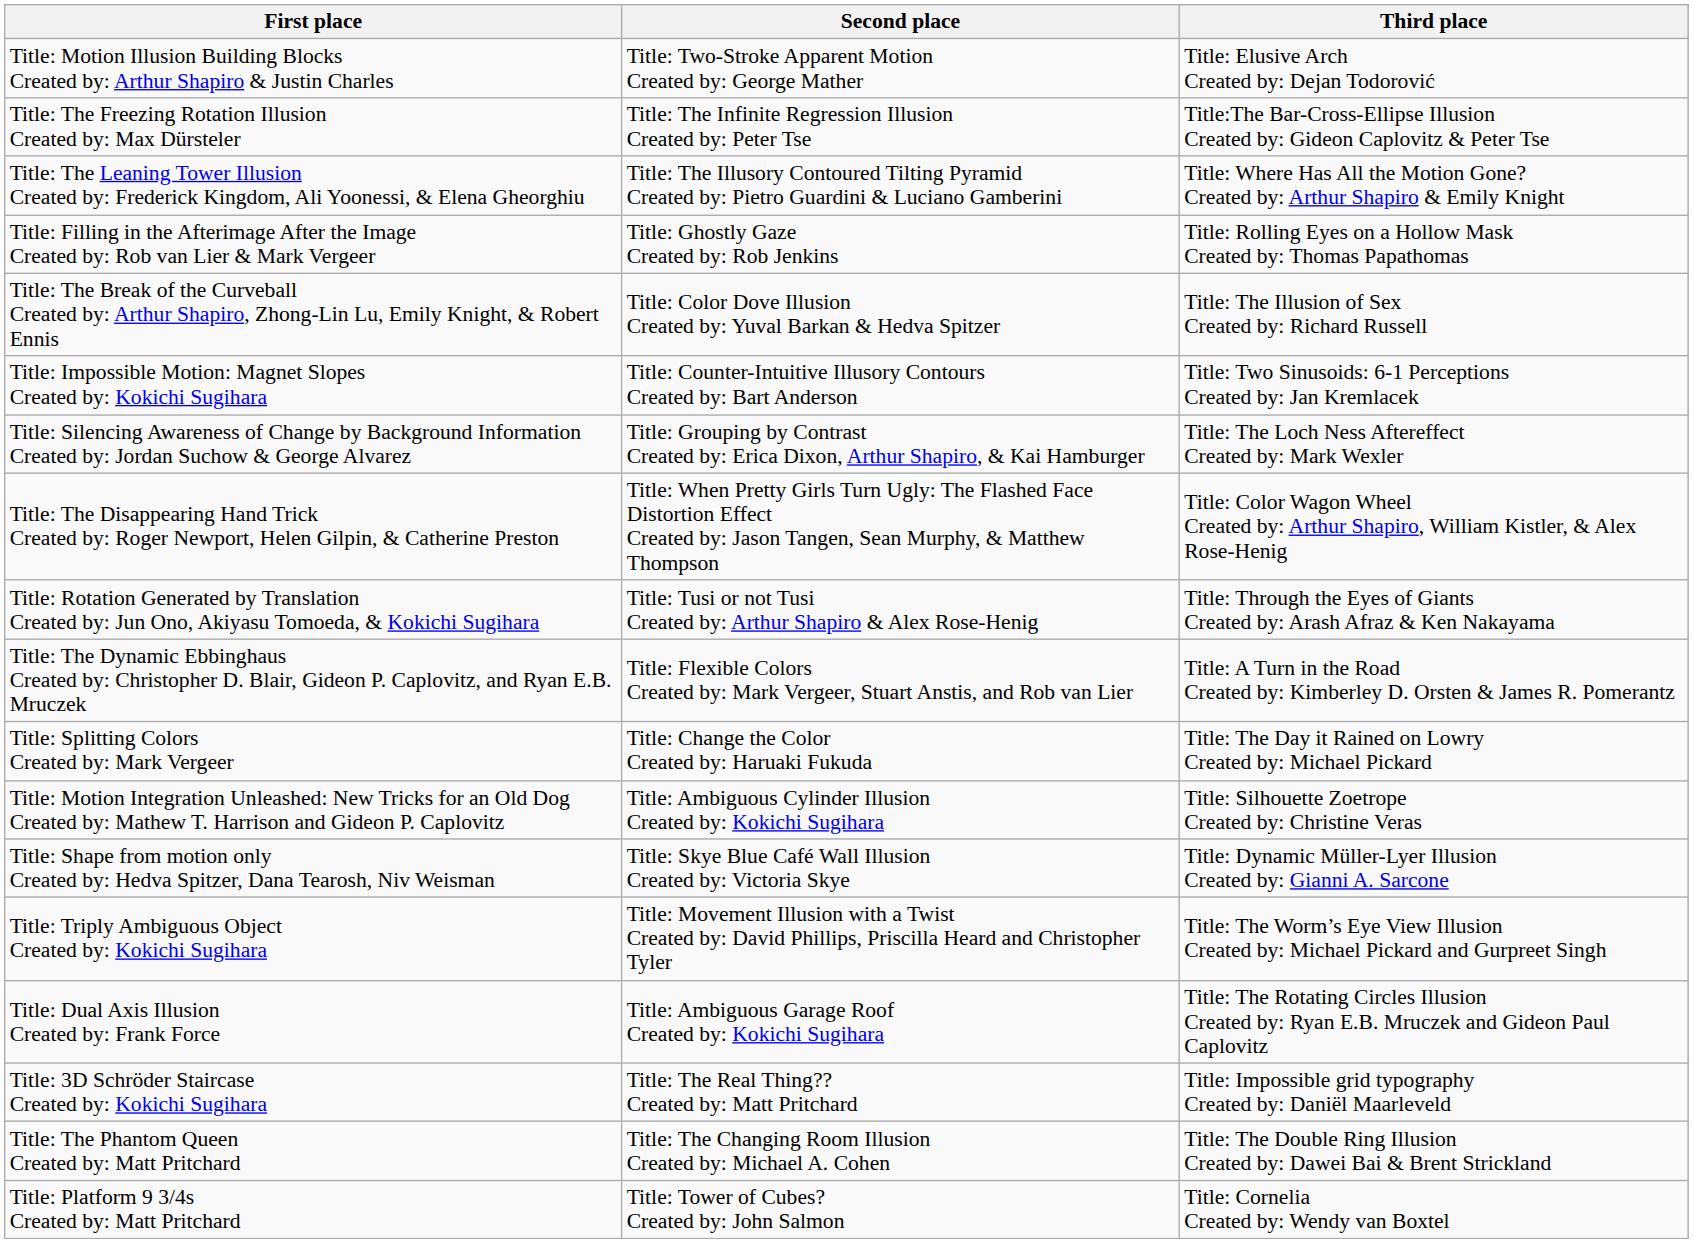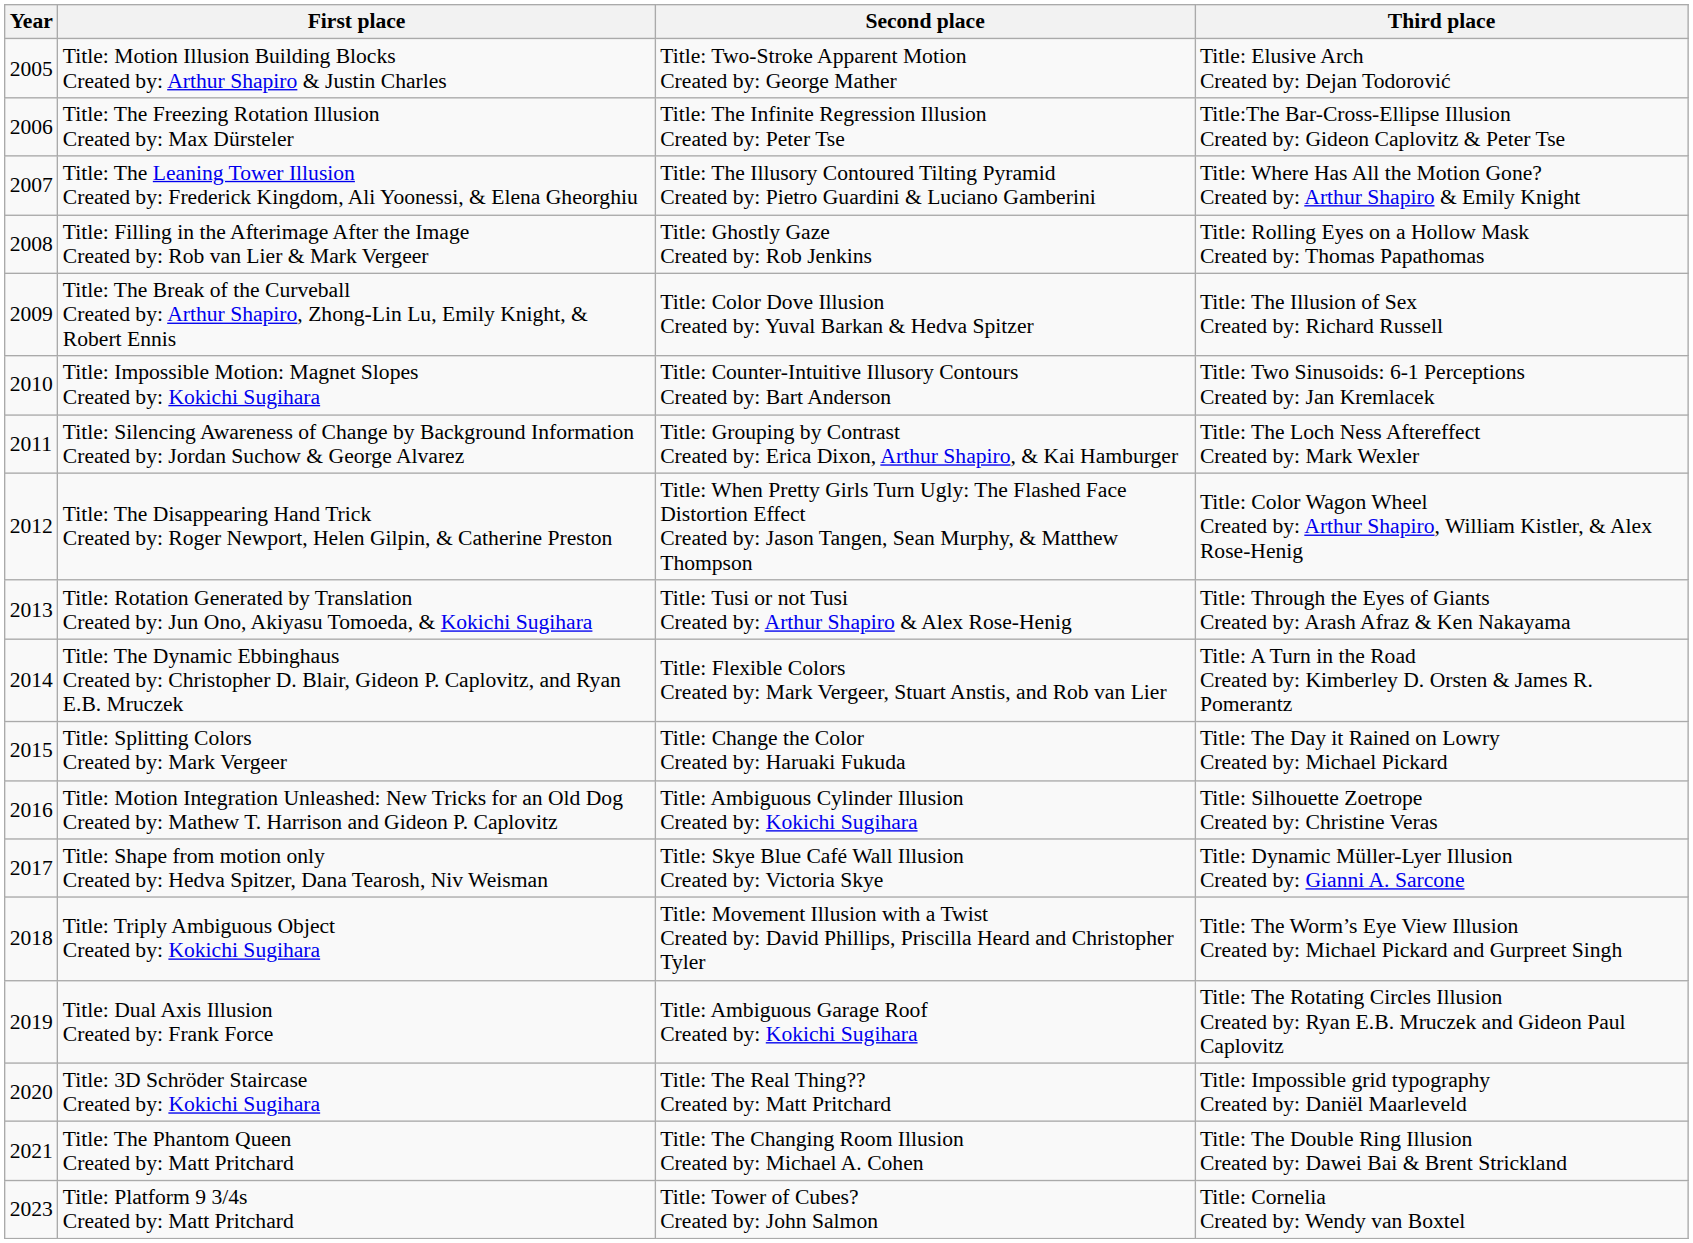+ column: (31, 21)
